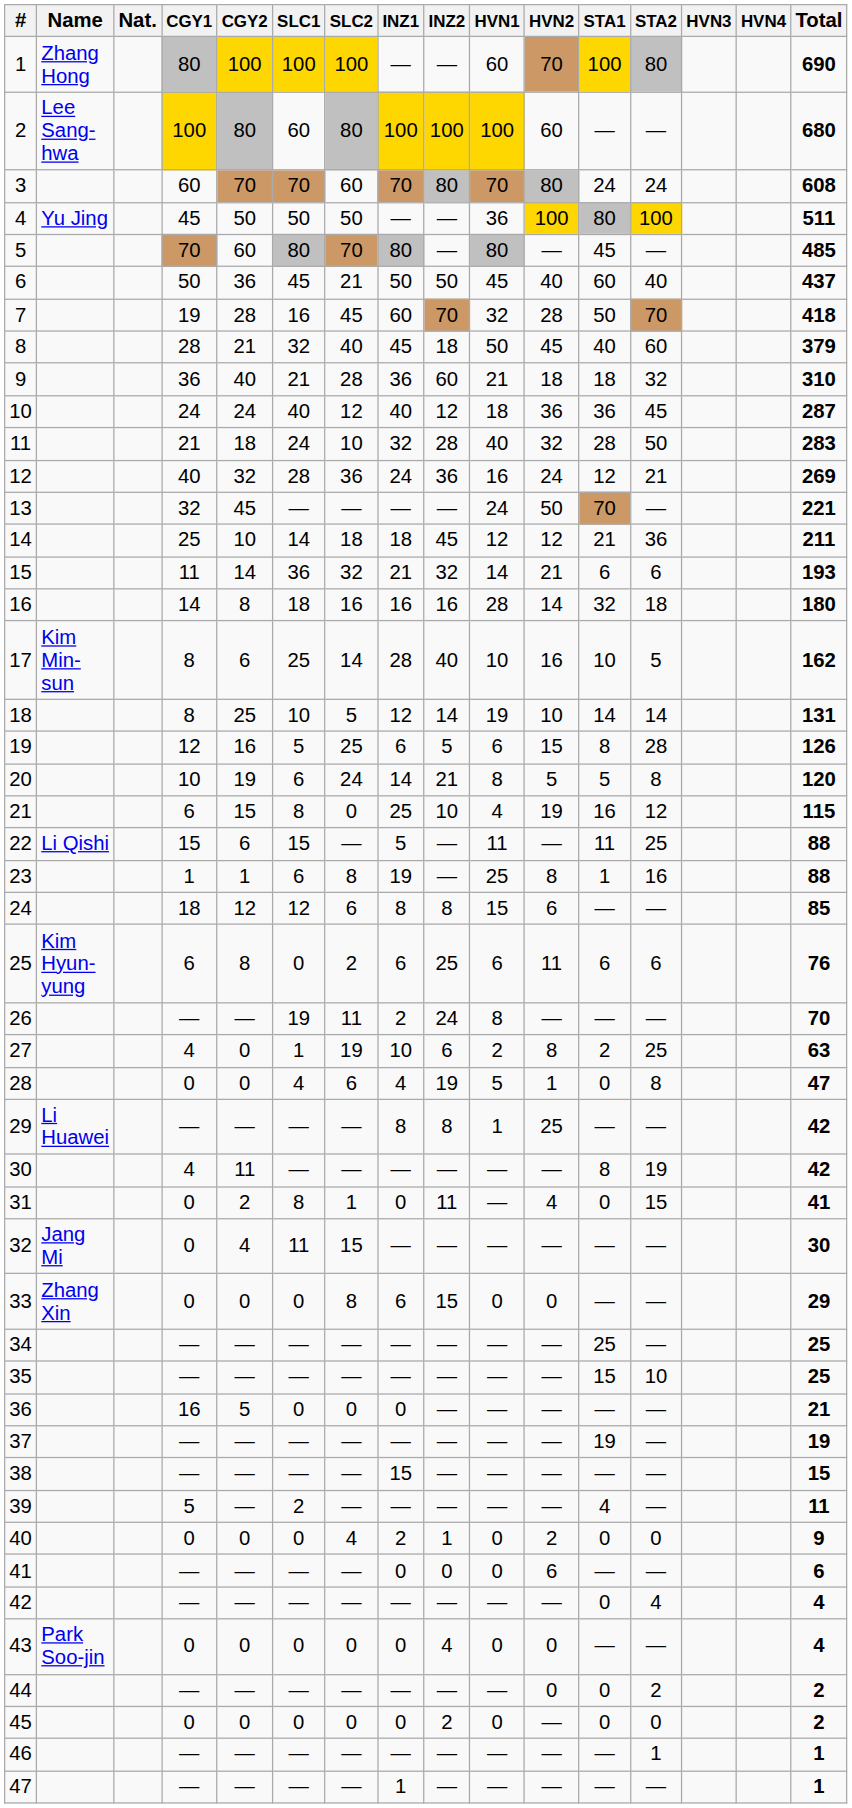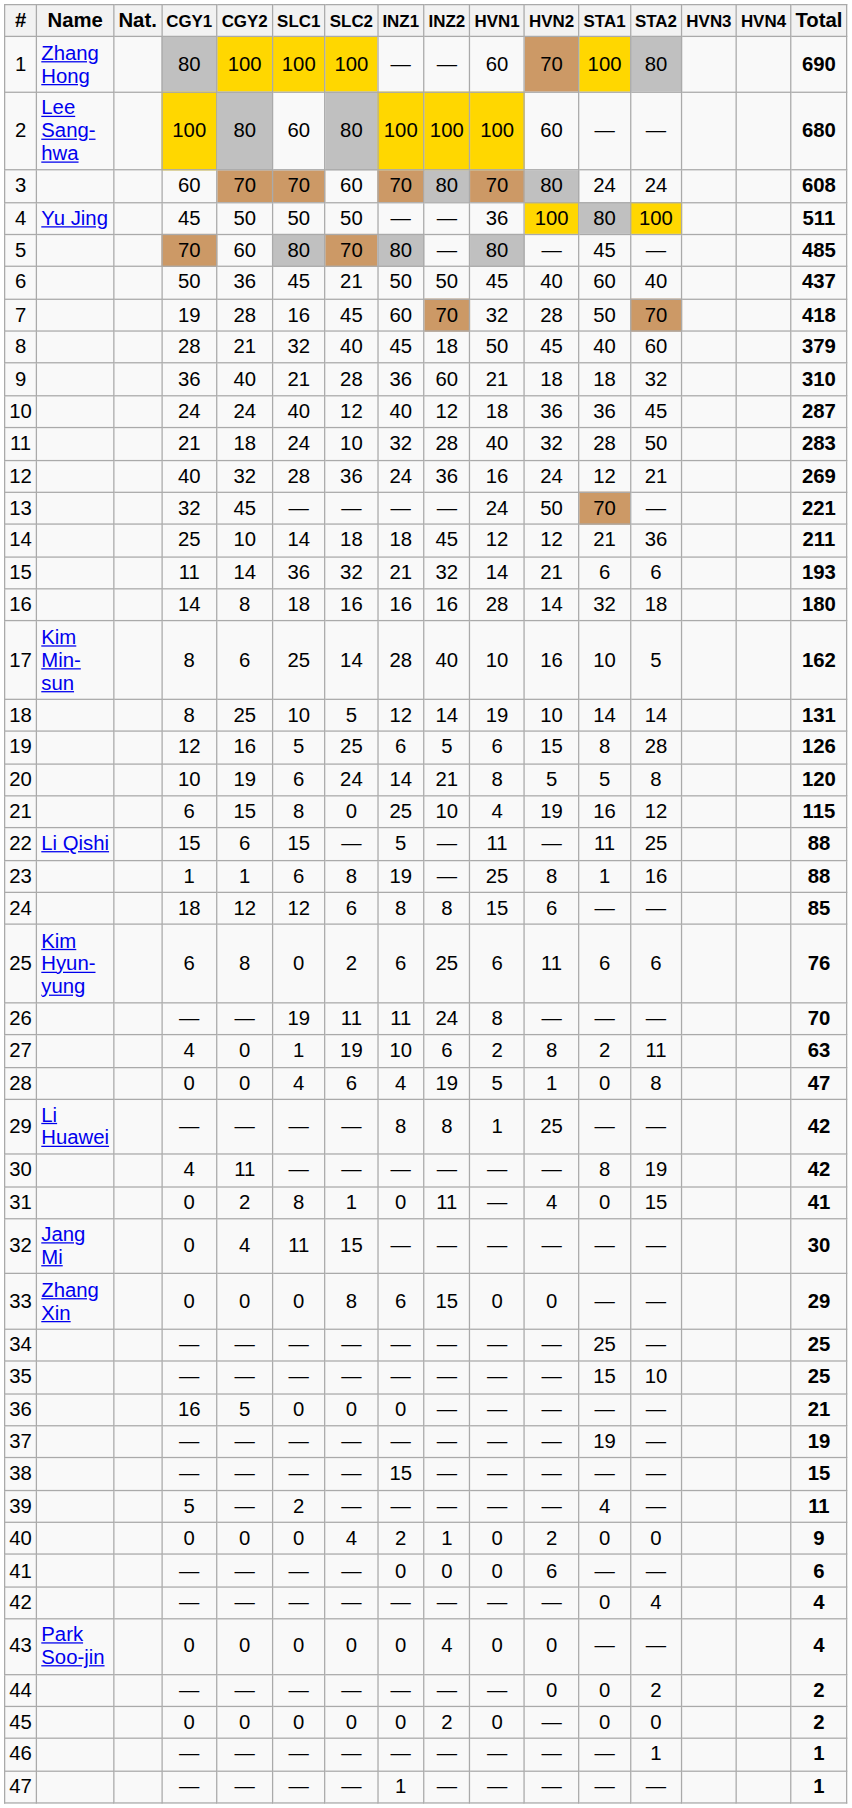(401, 1018) 2 -> (401, 1018) 11
(656, 1050) 25 -> (656, 1050) 11
